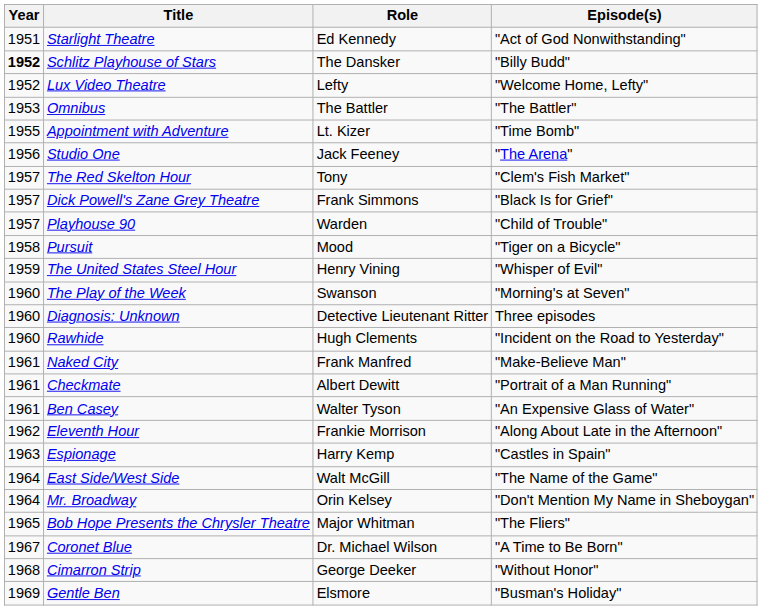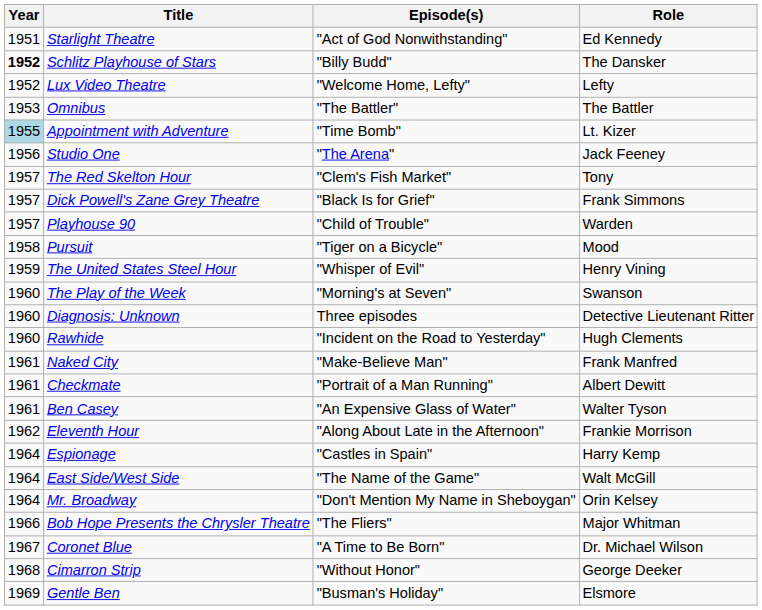columns swapped: (402, 16) <-> (624, 16)
(24, 131) no background -> (24, 131) lightblue background
(24, 454) 1963 -> (24, 454) 1964
(24, 524) 1965 -> (24, 524) 1966
